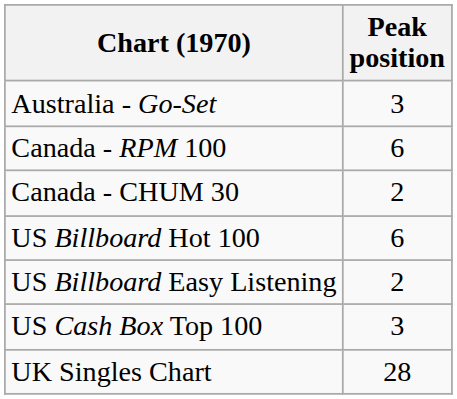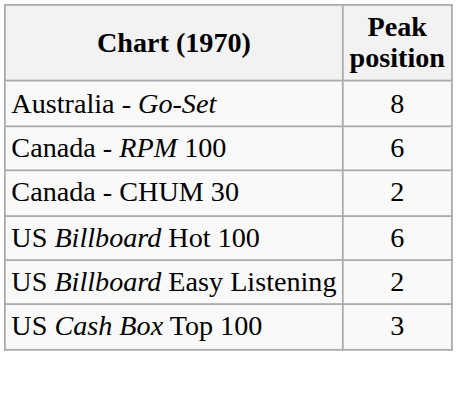(397, 103) 3 -> (397, 103) 8
- row: (111, 371)
